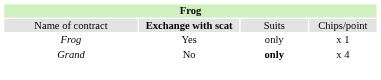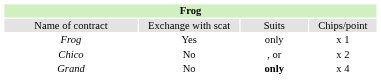(189, 25) bold -> (189, 25) normal
+ row: (71, 54)
